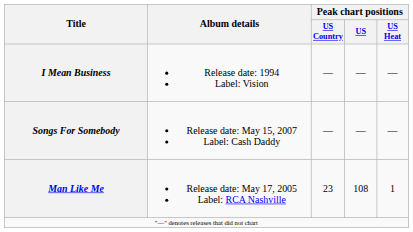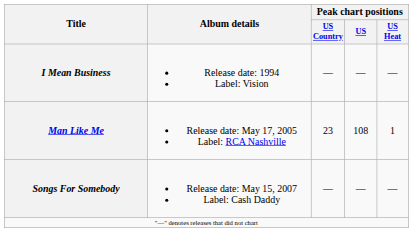rows swapped: (76, 188) <-> (76, 130)
